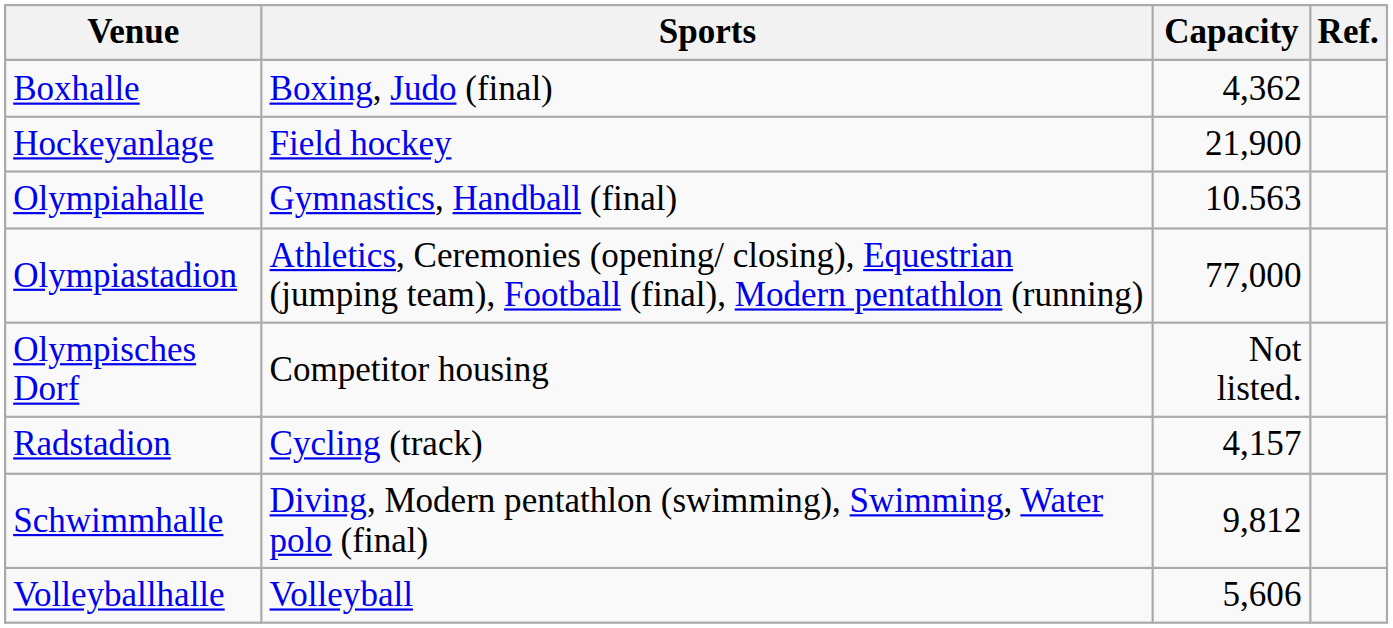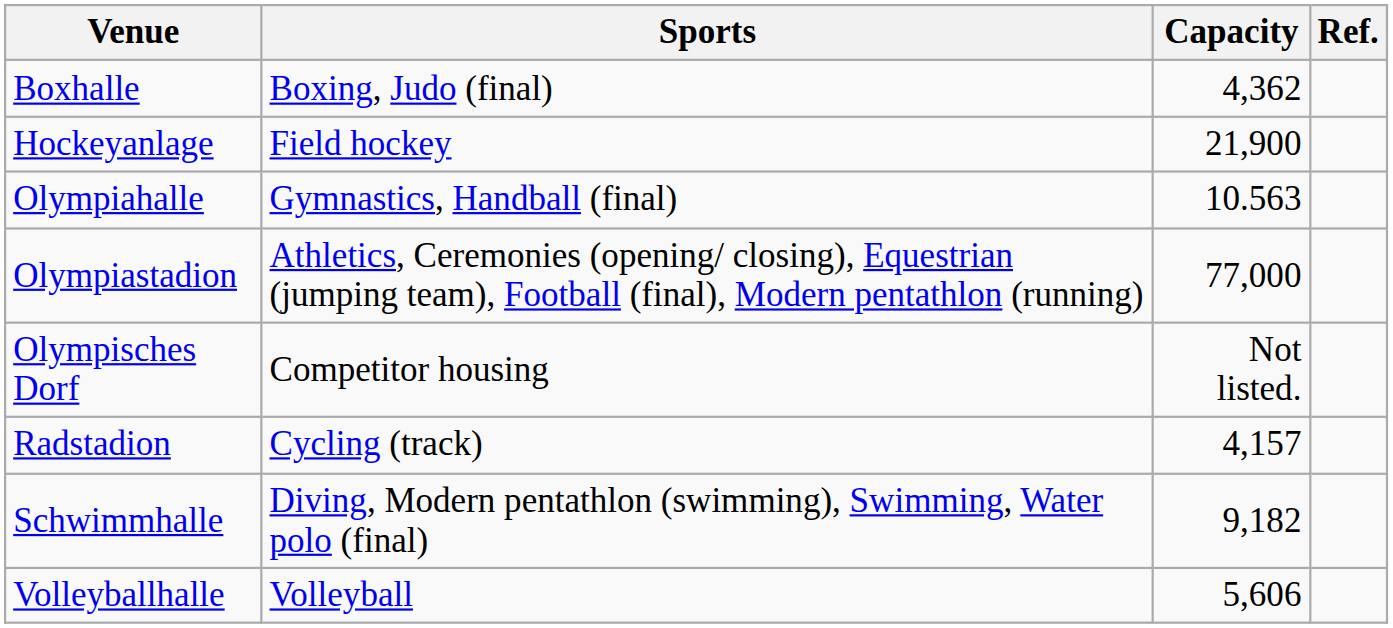(1262, 519) 9,812 -> (1262, 519) 9,182
